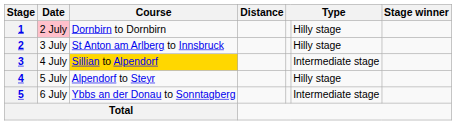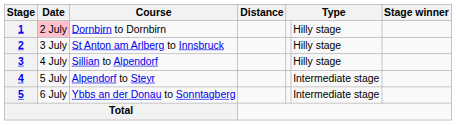(115, 62) gold background -> (115, 62) no background
(336, 62) Intermediate stage -> (317, 62) Hilly stage
(317, 78) Hilly stage -> (336, 78) Intermediate stage
